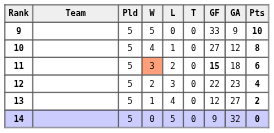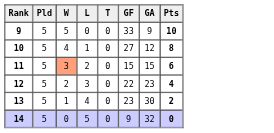- column: (76, 13)
(214, 66) bold -> (129, 66) normal
(235, 66) 18 -> (149, 66) 15
(214, 101) 12 -> (129, 101) 23
(235, 101) 27 -> (149, 101) 30
